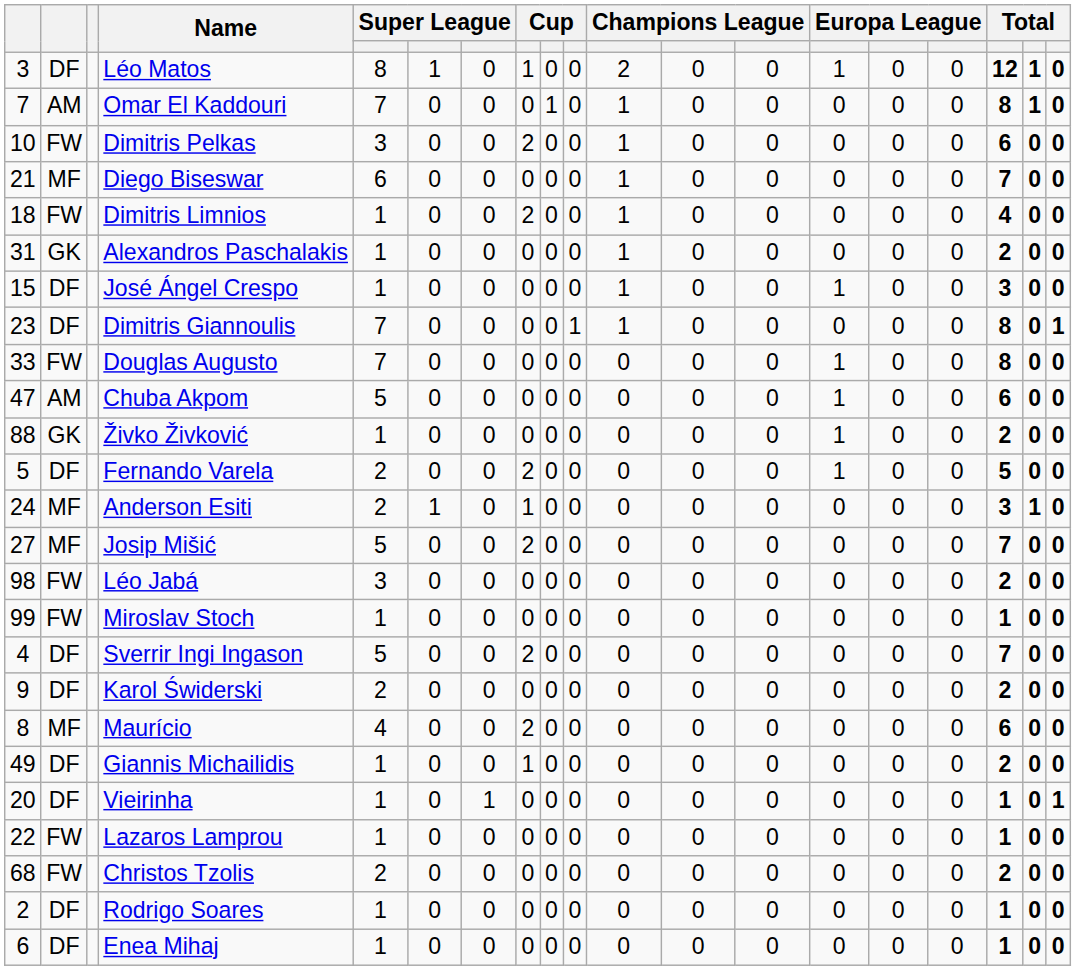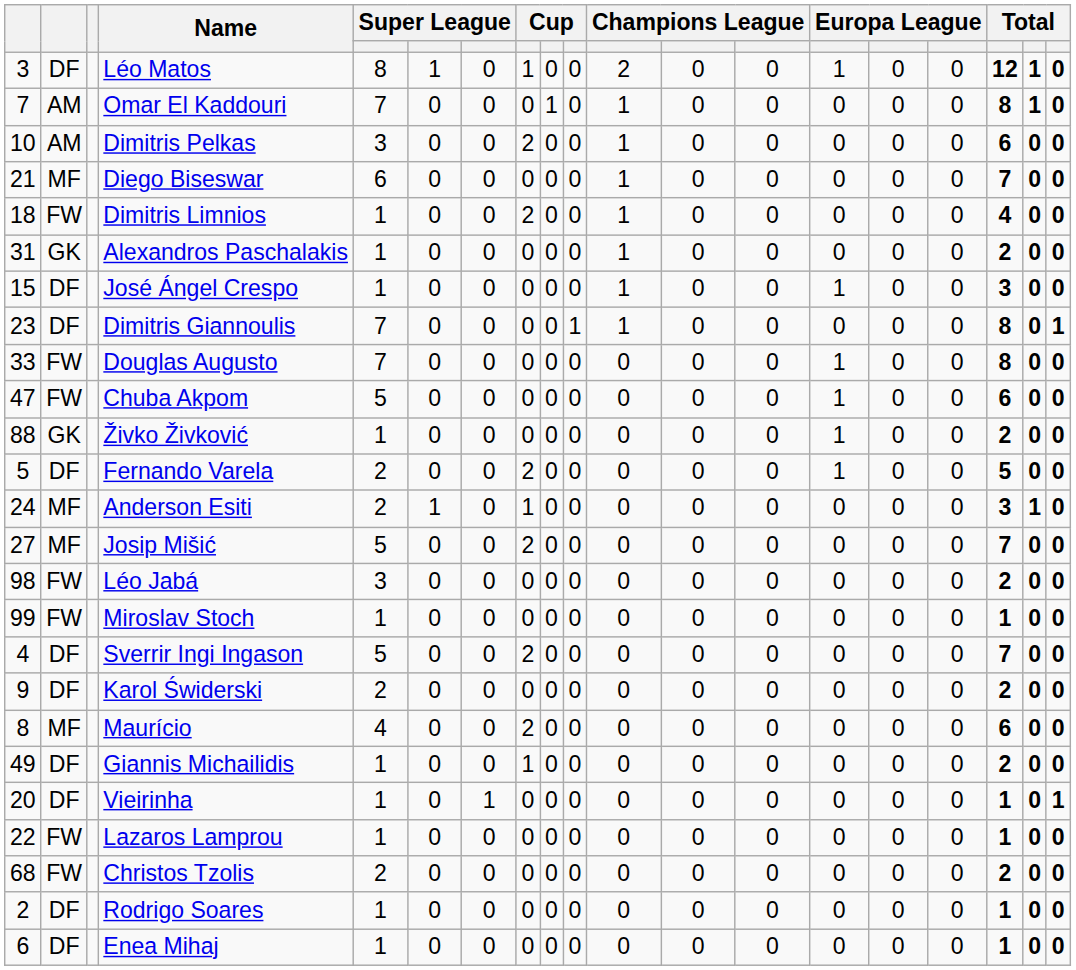(64, 143) FW -> (64, 143) AM
(64, 398) AM -> (64, 398) FW
